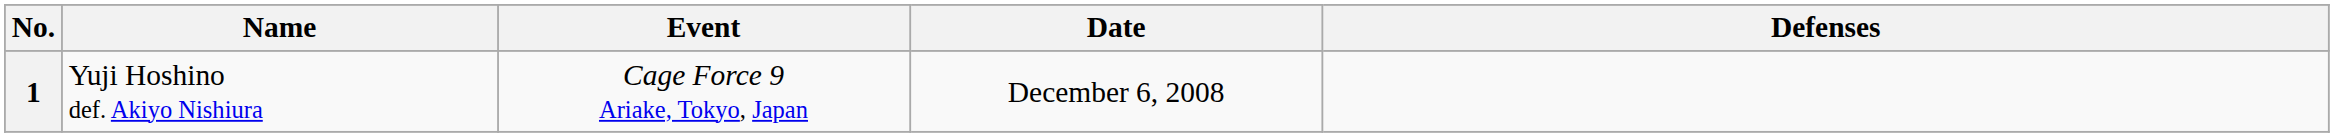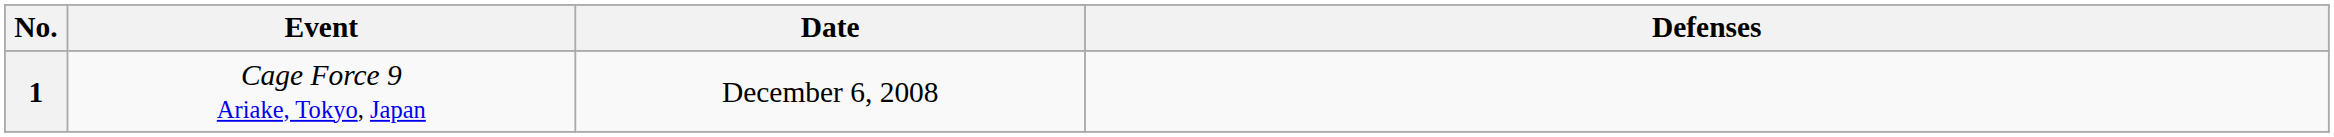- column: (280, 27)
